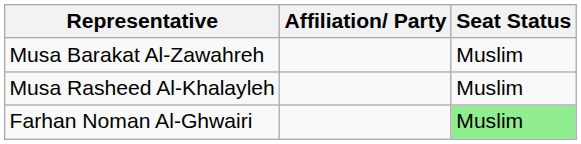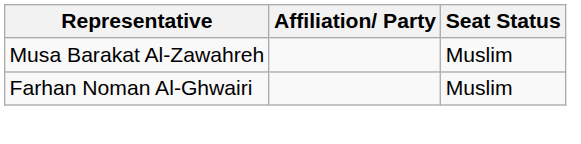- row: (142, 88)
(490, 121) lightgreen background -> (479, 88) no background
